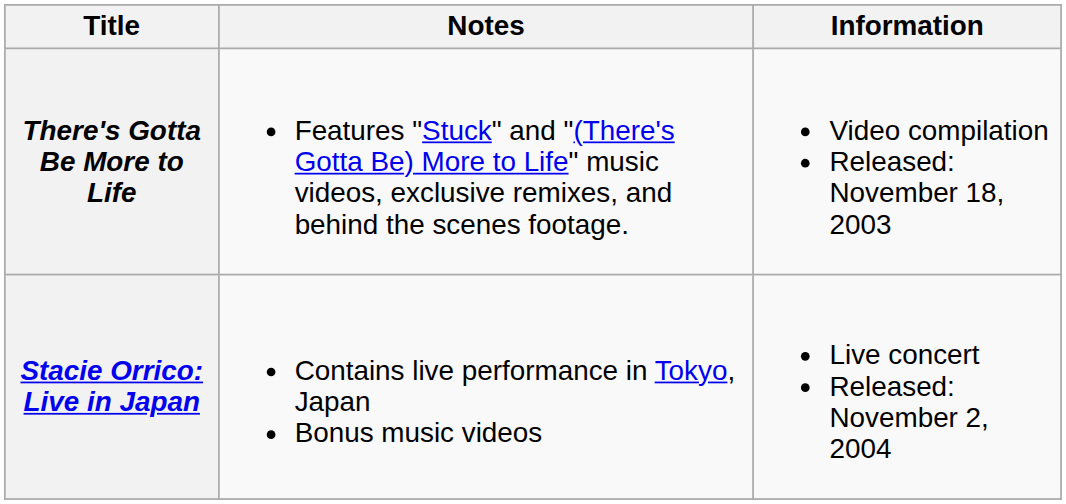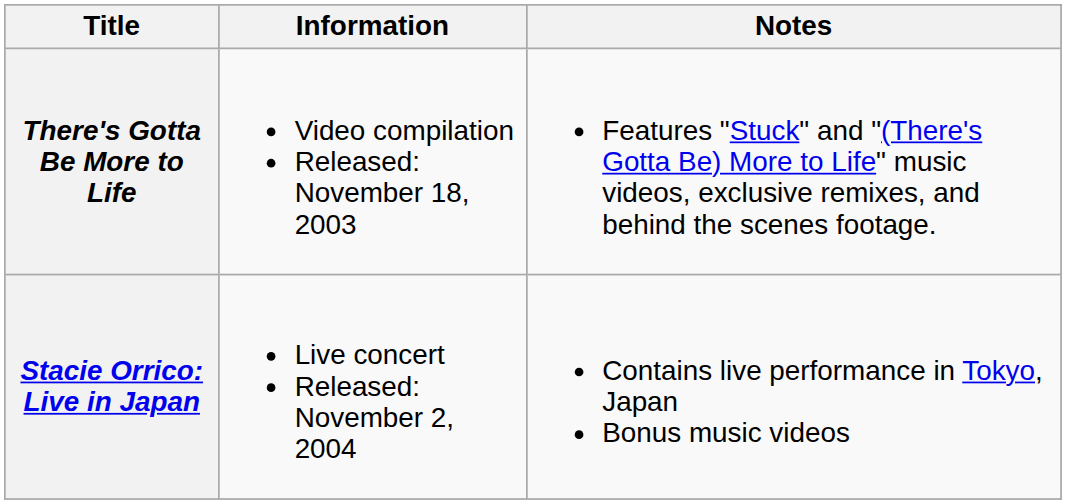columns swapped: (907, 26) <-> (486, 26)
